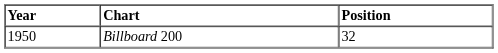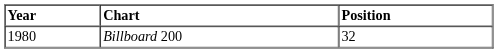(22, 36) 1950 -> (22, 36) 1980
